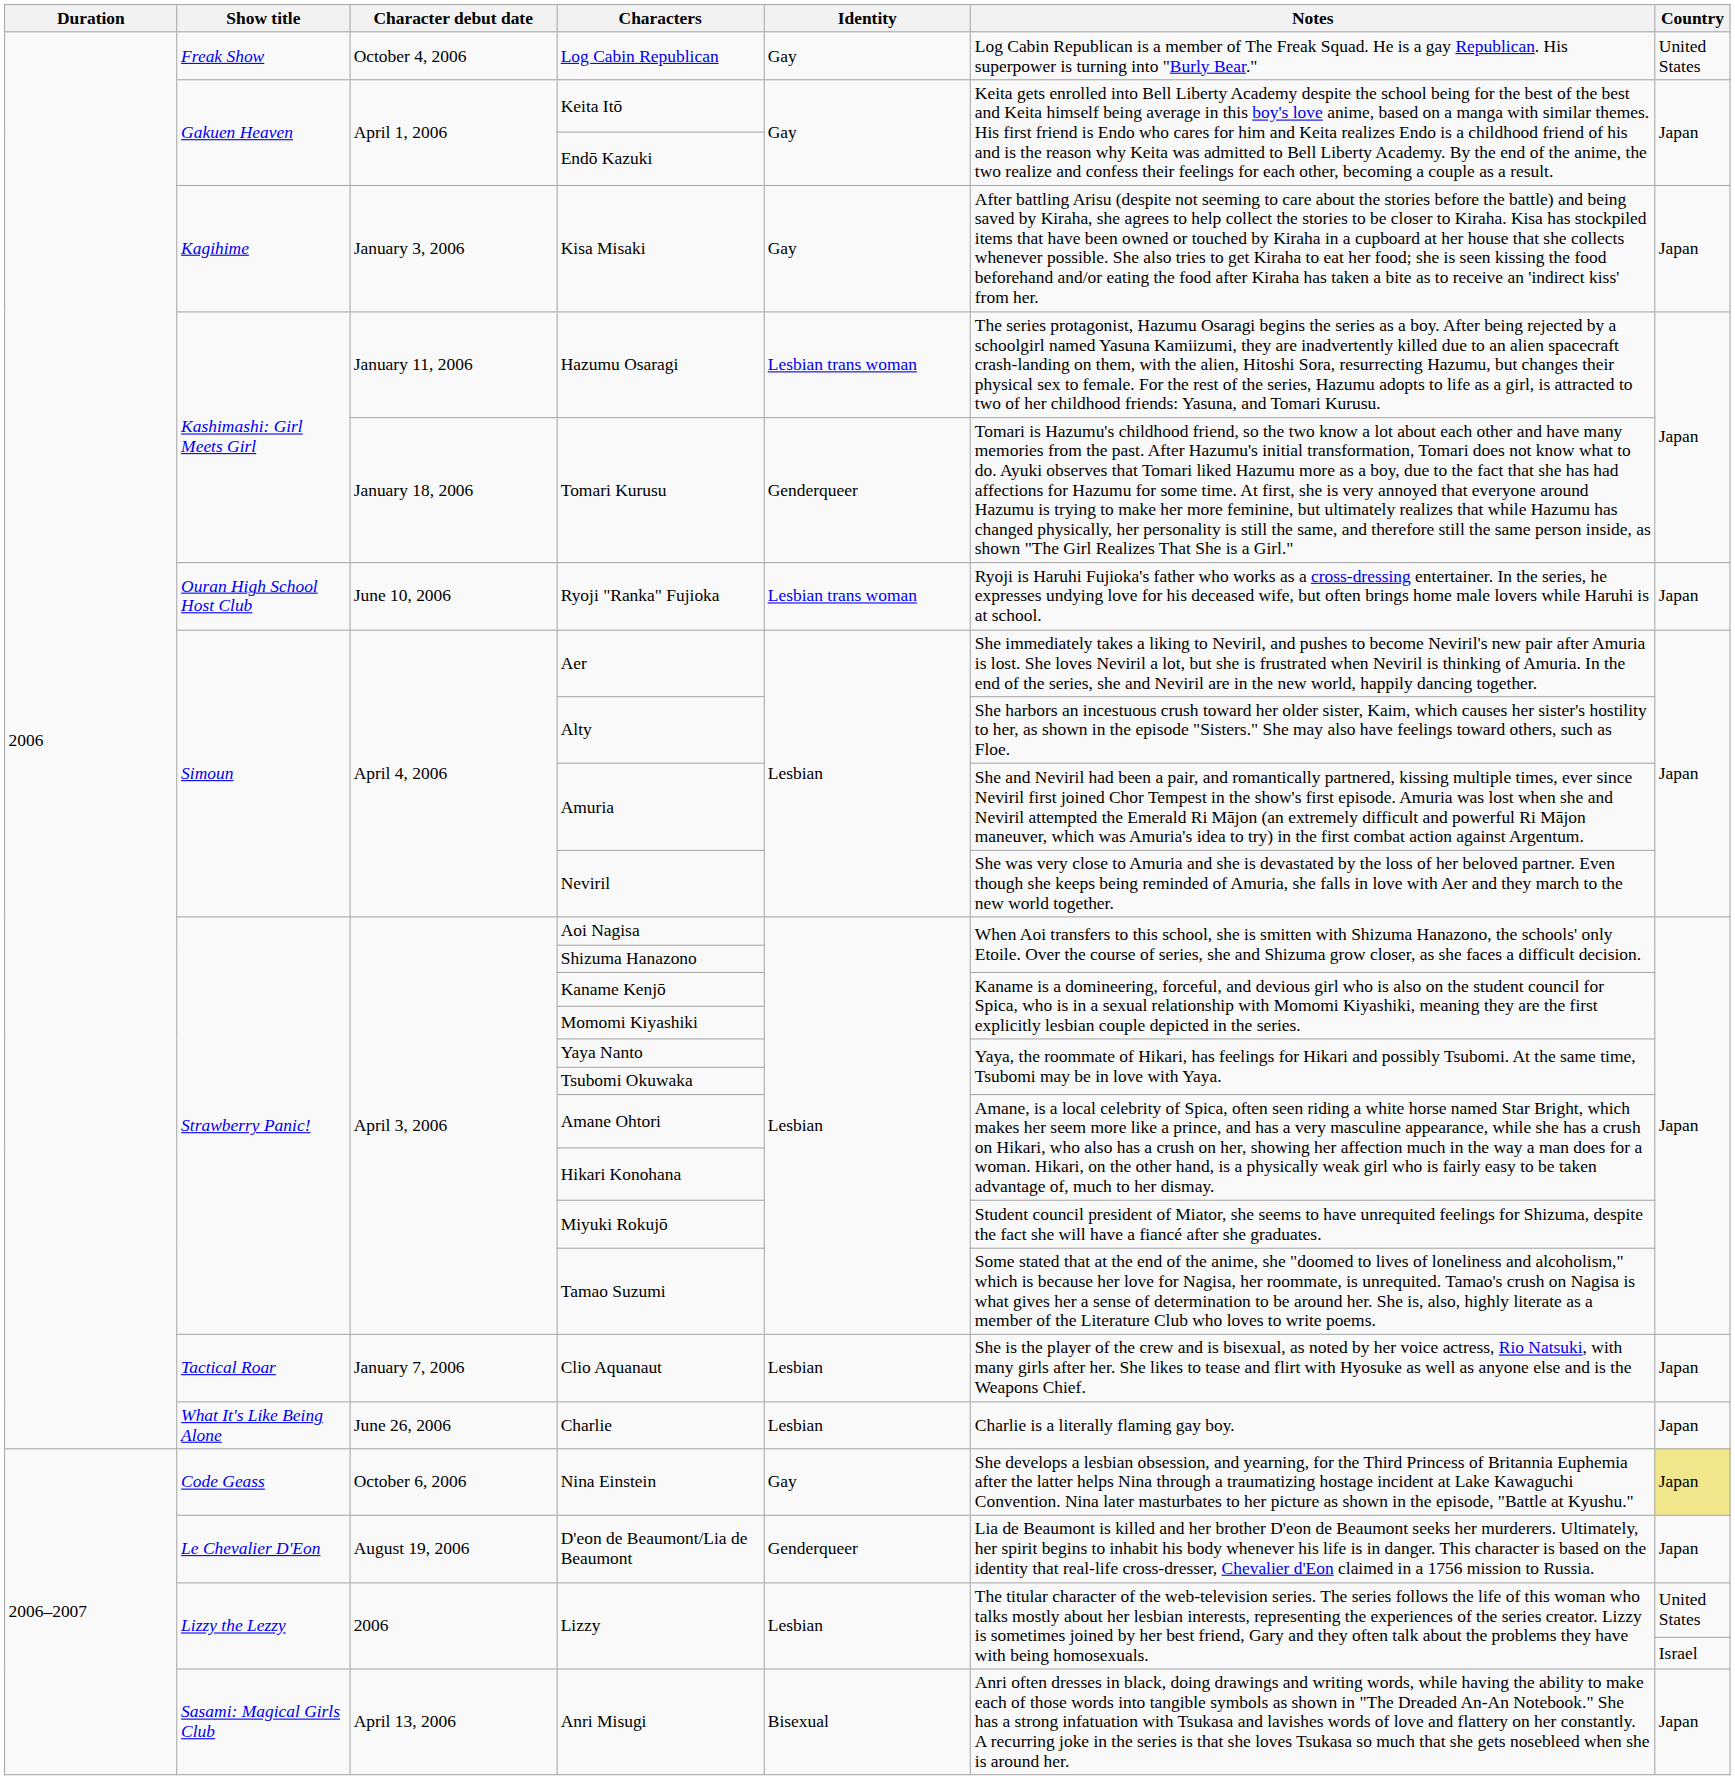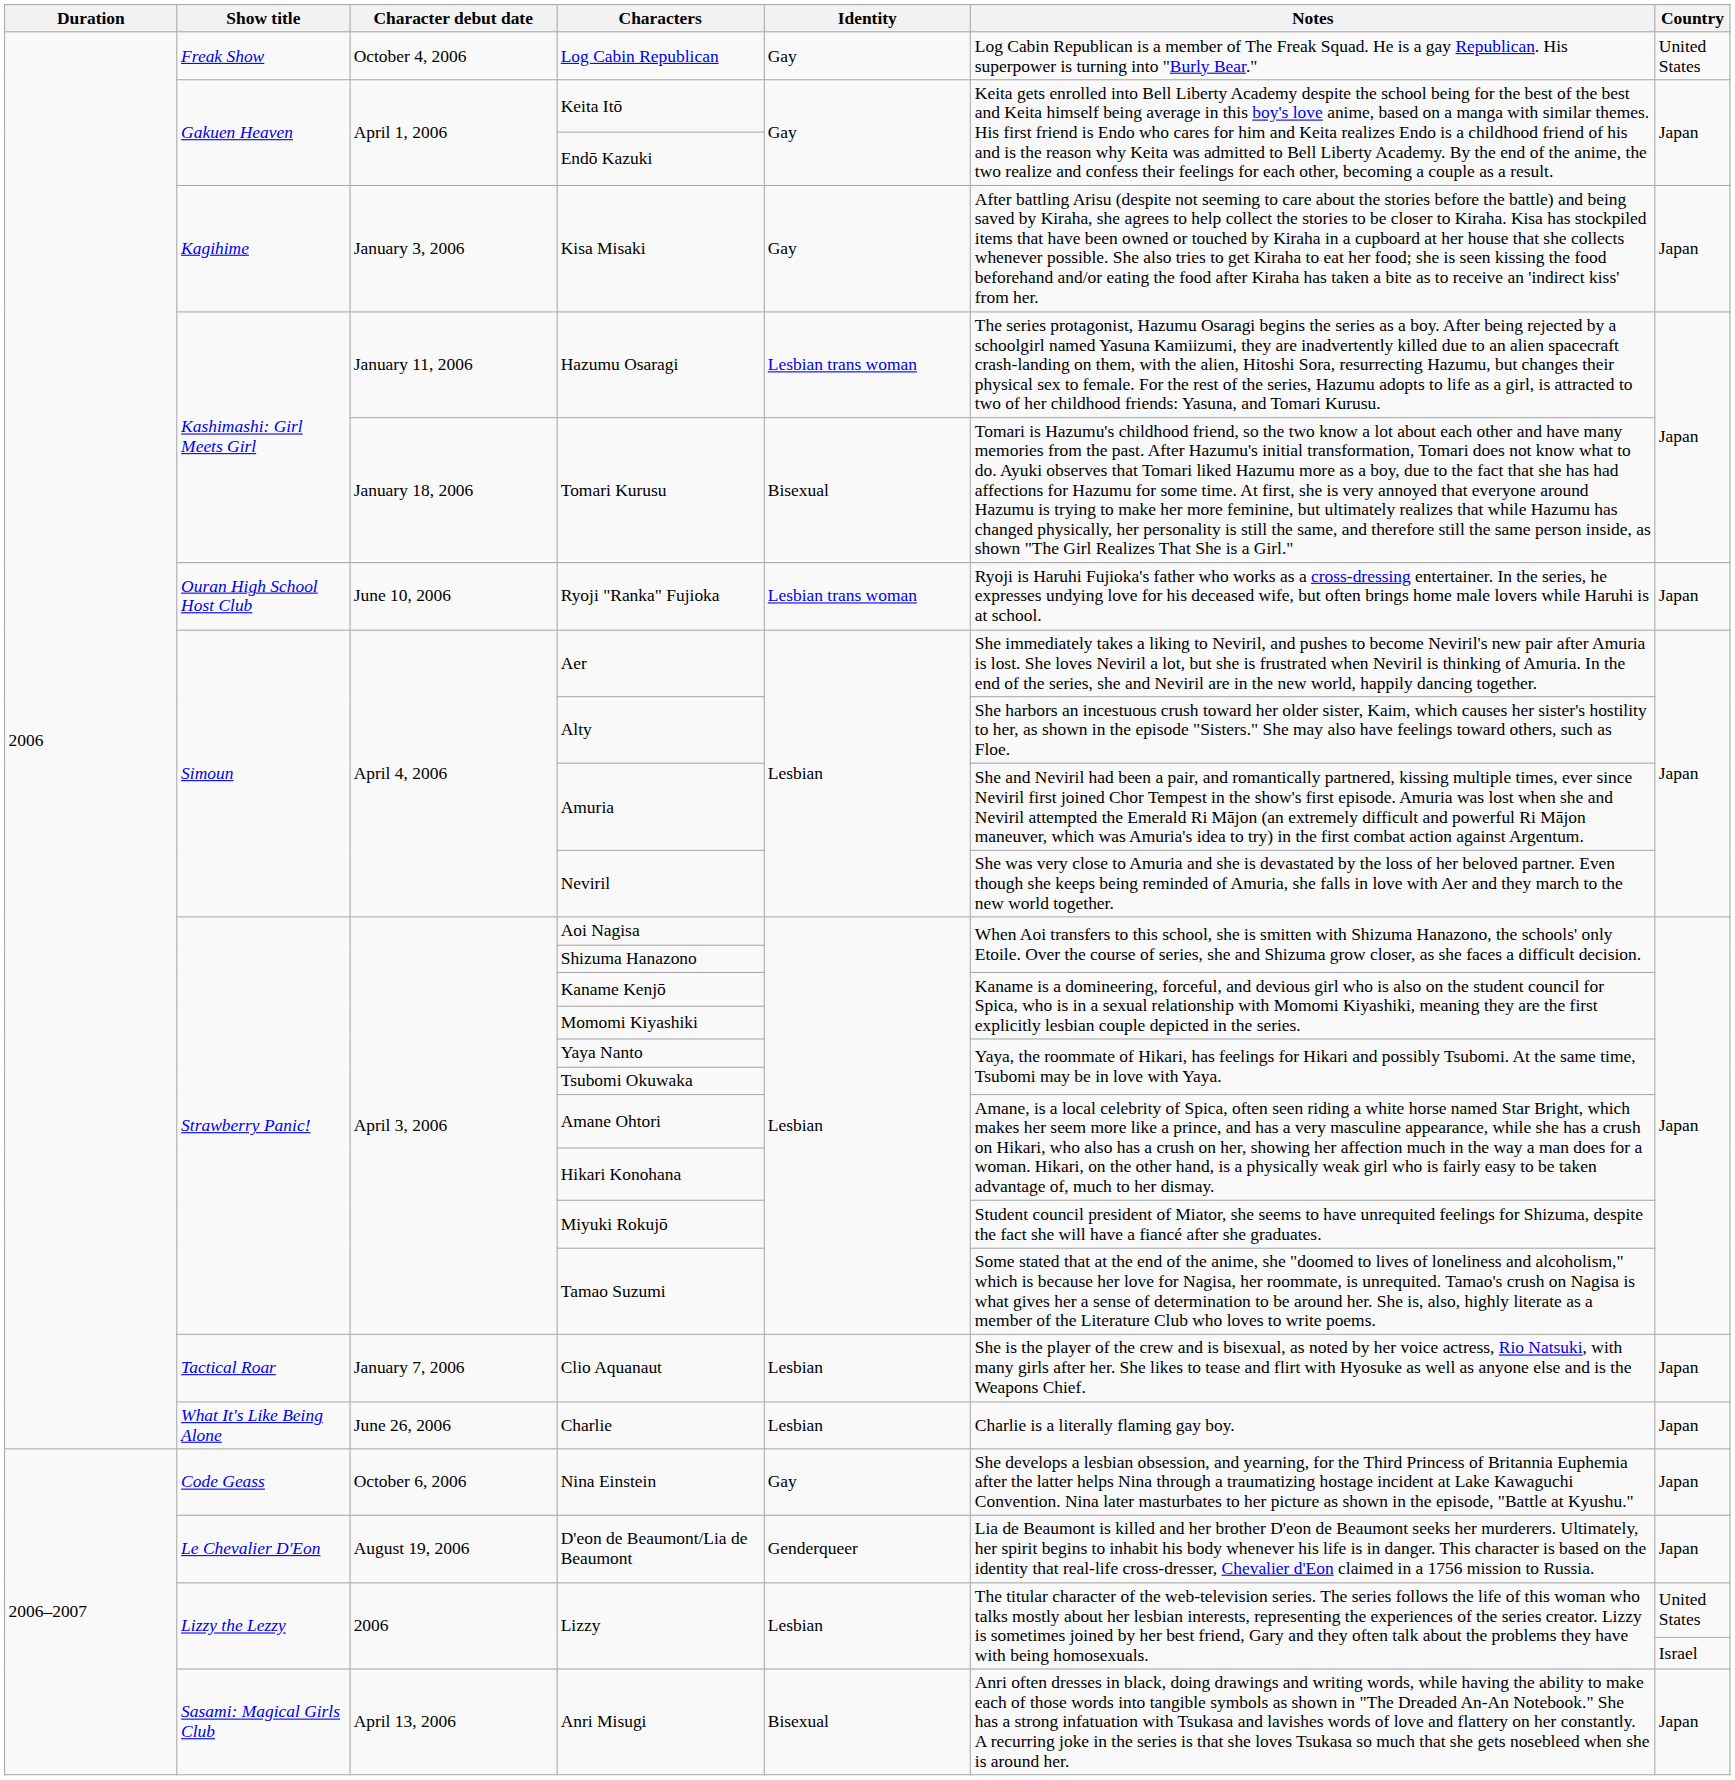(813, 490) Genderqueer -> (798, 490) Bisexual
(1679, 1482) khaki background -> (1679, 1482) no background
